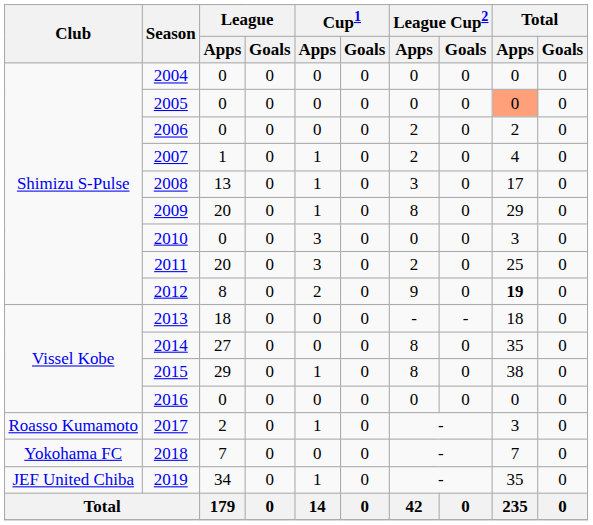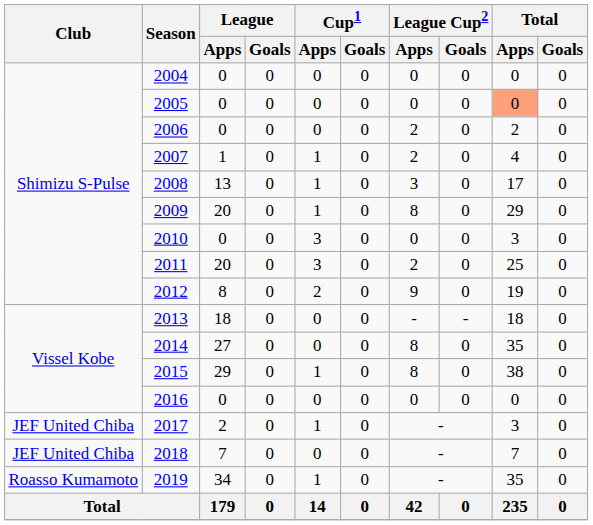(515, 291) bold -> (515, 291) normal
(73, 425) Roasso Kumamoto -> (73, 425) JEF United Chiba
(73, 452) Yokohama FC -> (73, 452) JEF United Chiba
(73, 479) JEF United Chiba -> (73, 479) Roasso Kumamoto
